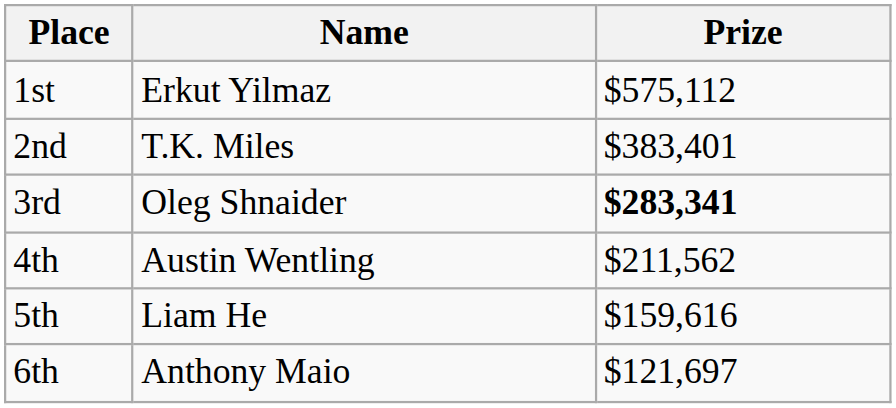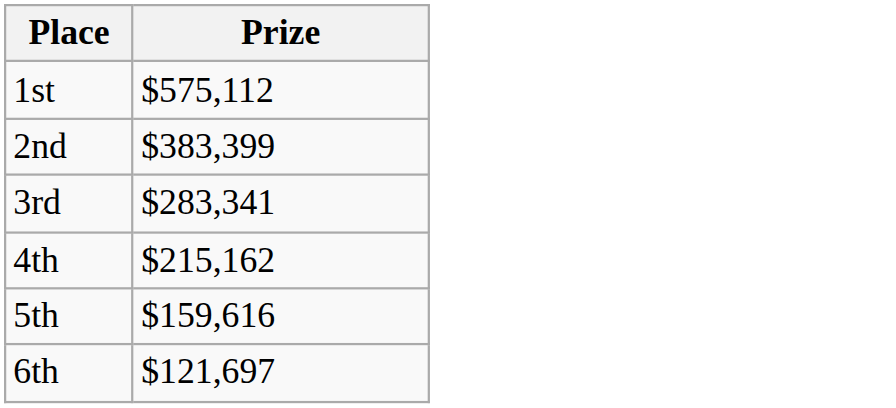- column: (364, 32)
(671, 145) $383,401 -> (208, 145) $383,399
(671, 202) bold -> (208, 202) normal
(670, 259) $211,562 -> (208, 259) $215,162
